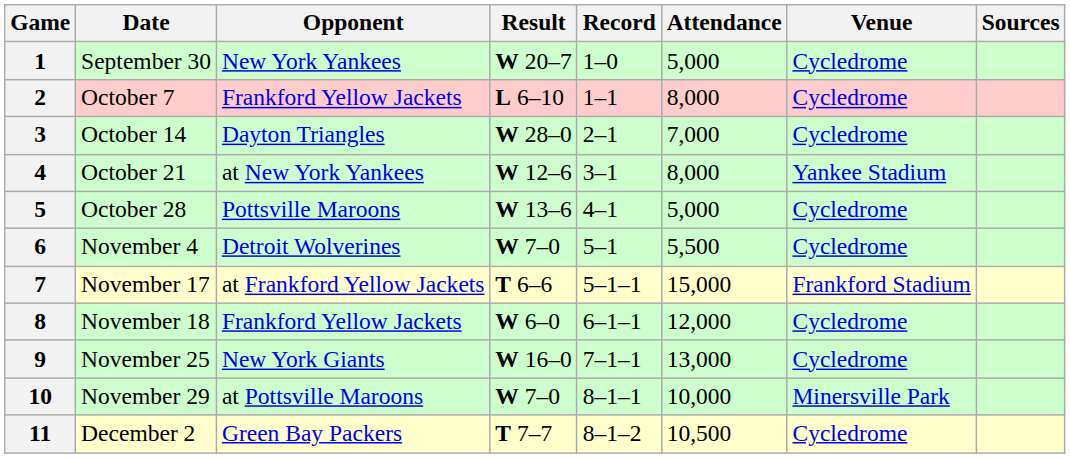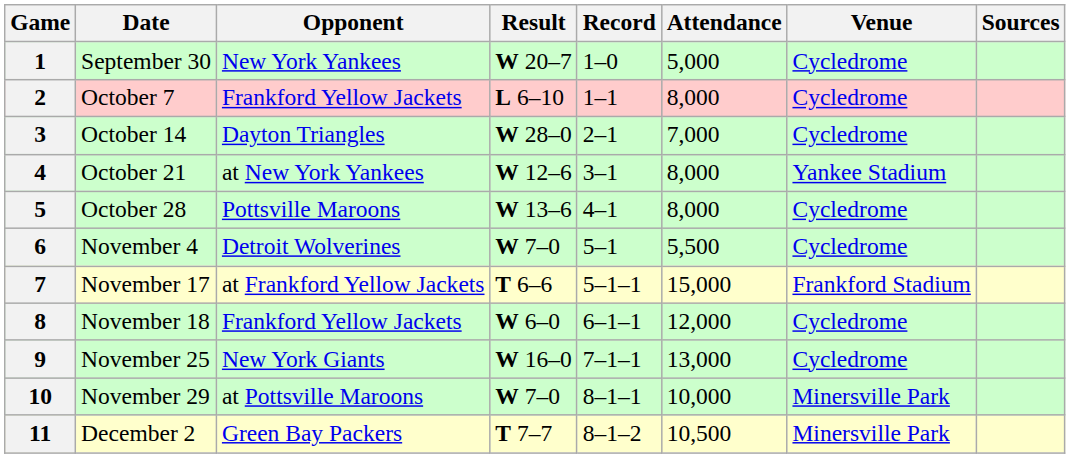(693, 209) 5,000 -> (693, 209) 8,000
(850, 433) Cycledrome -> (871, 433) Minersville Park
